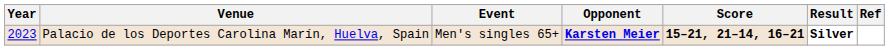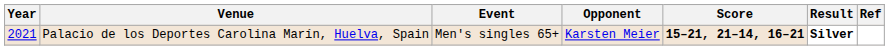(22, 35) 2023 -> (22, 35) 2021
(612, 35) bold -> (612, 35) normal
